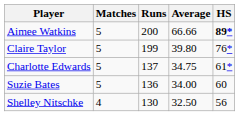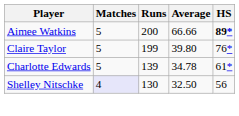(150, 66) 137 -> (150, 66) 139
(184, 66) 34.75 -> (184, 66) 34.78
- row: (33, 84)
(99, 102) no background -> (99, 84) lavender background
